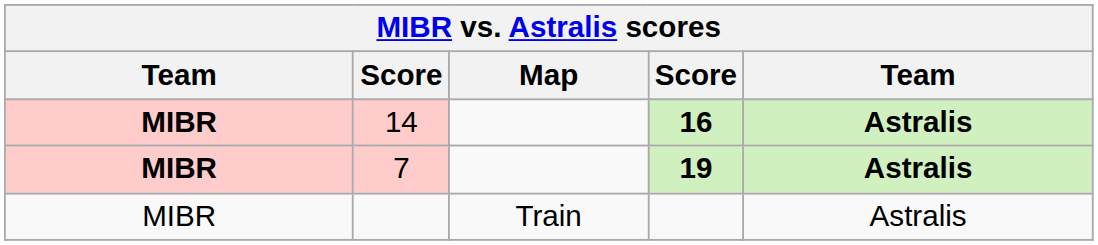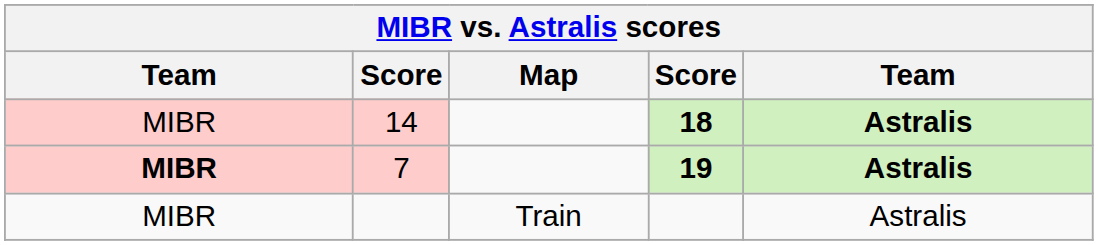(179, 121) bold -> (179, 121) normal
(696, 121) 16 -> (696, 121) 18
